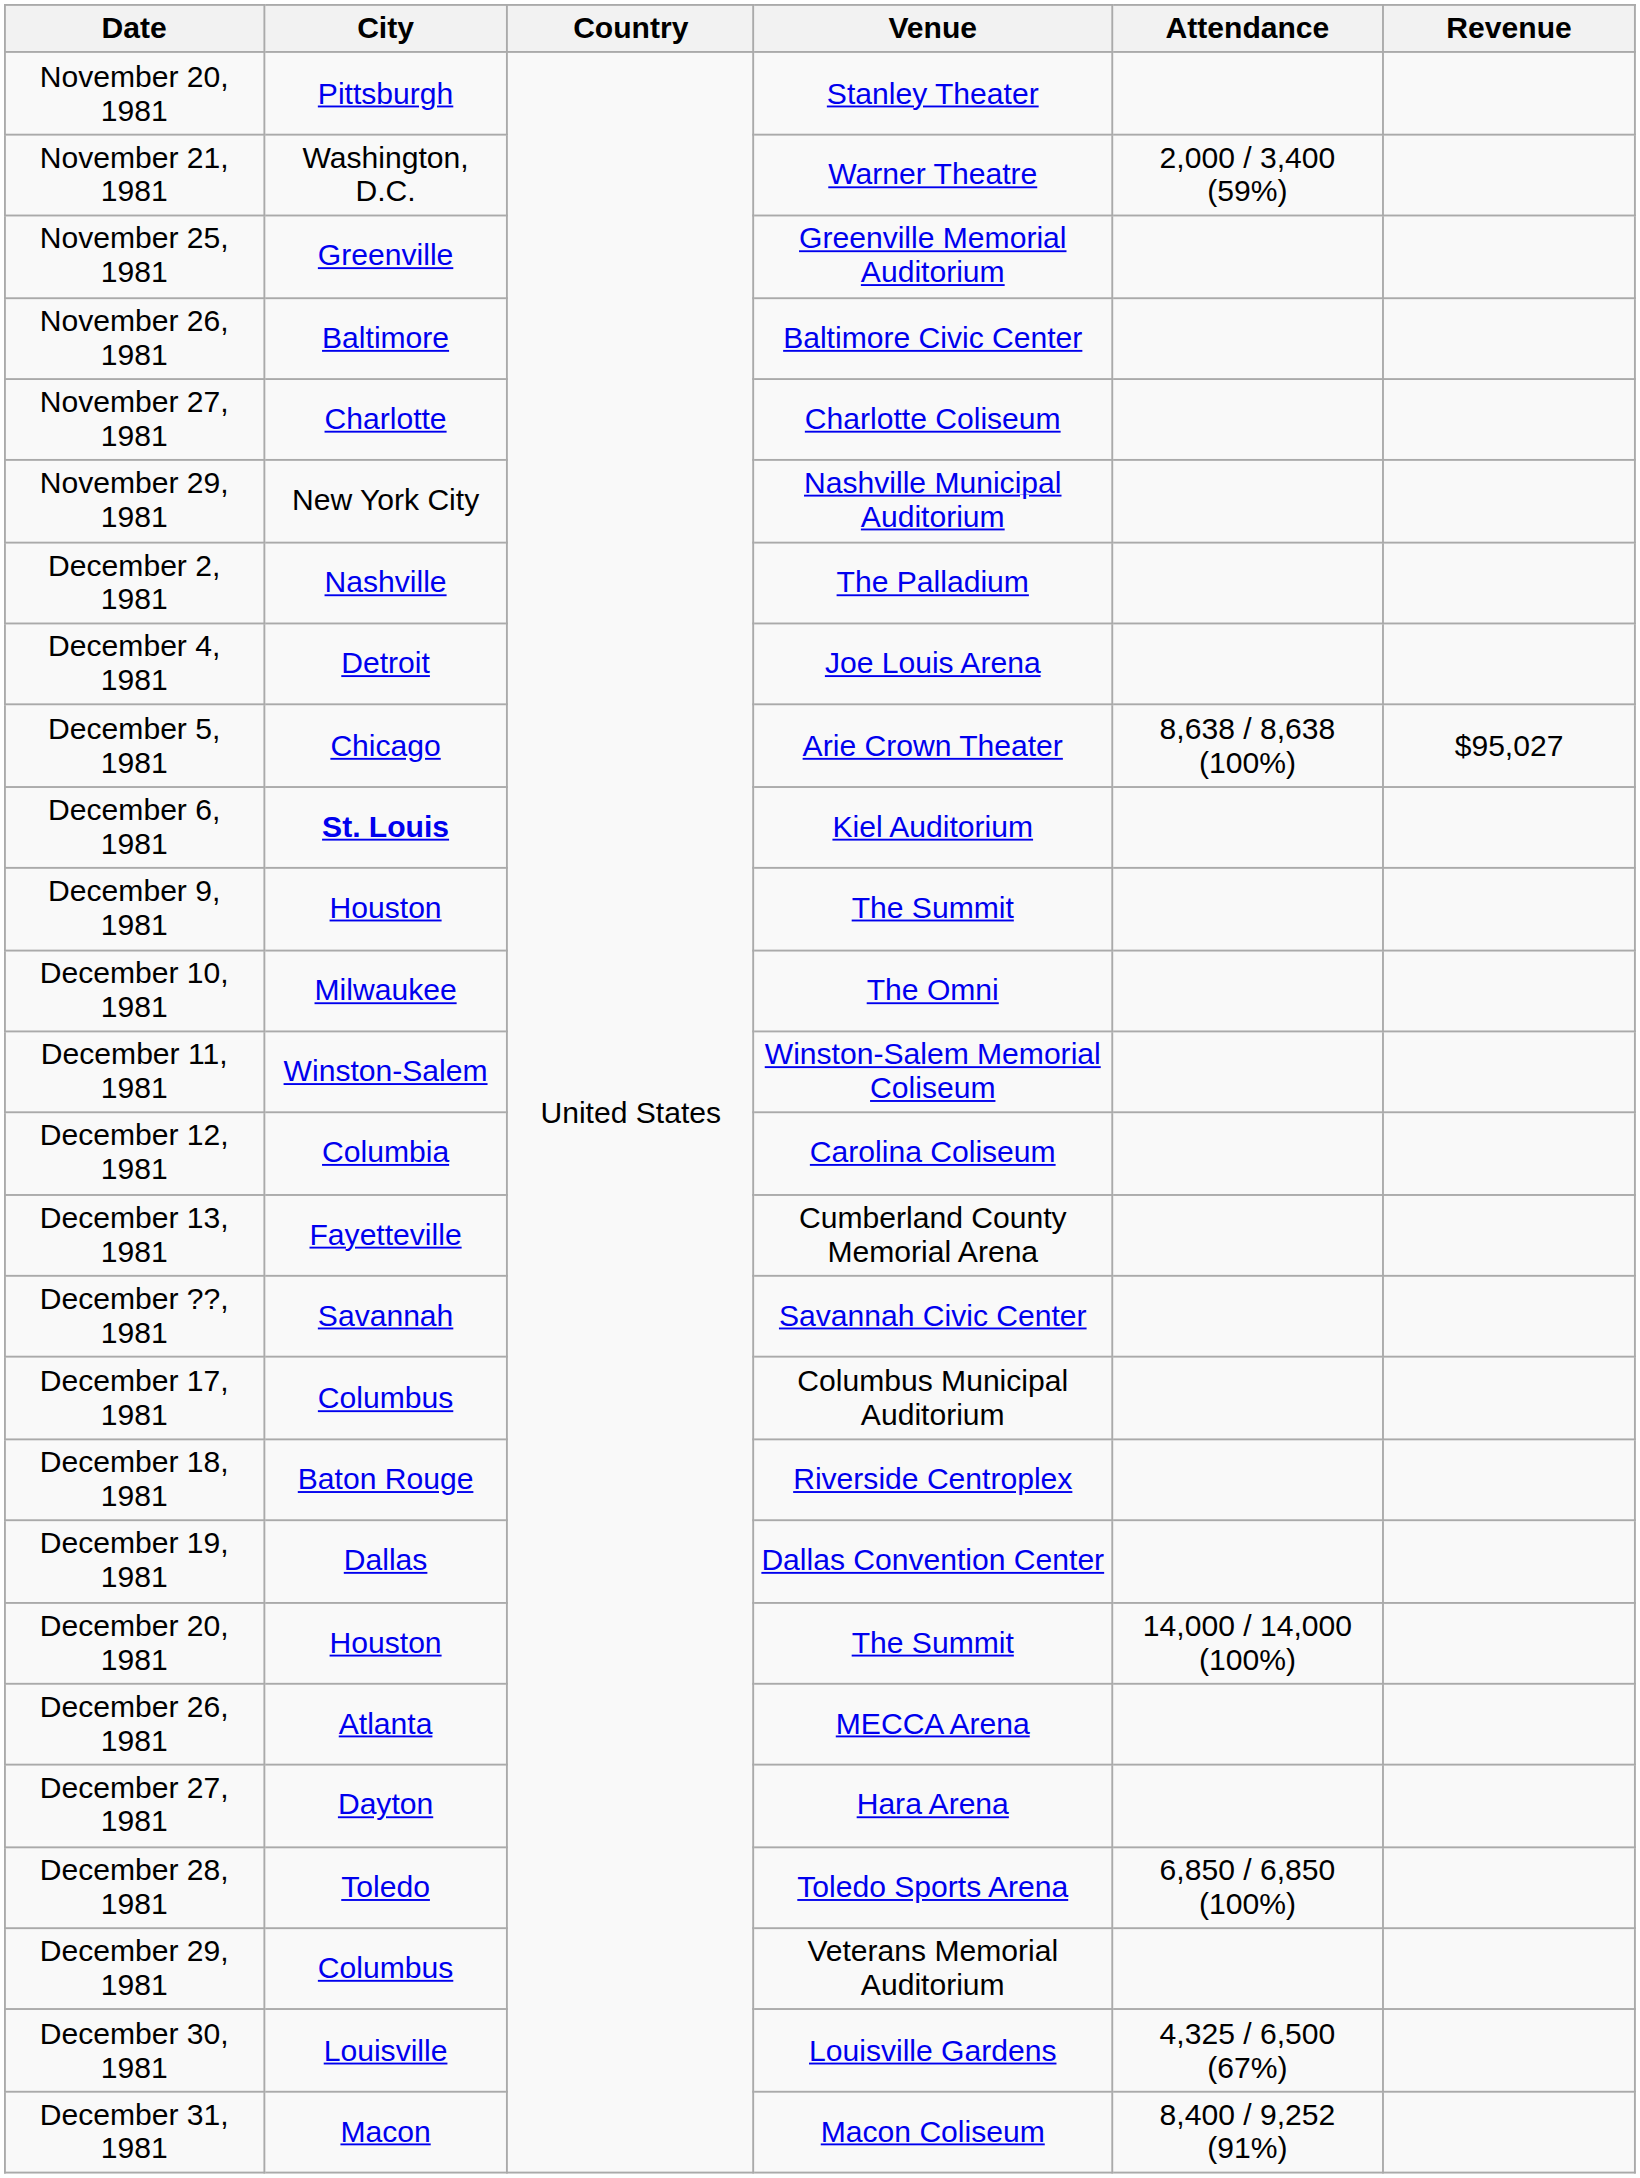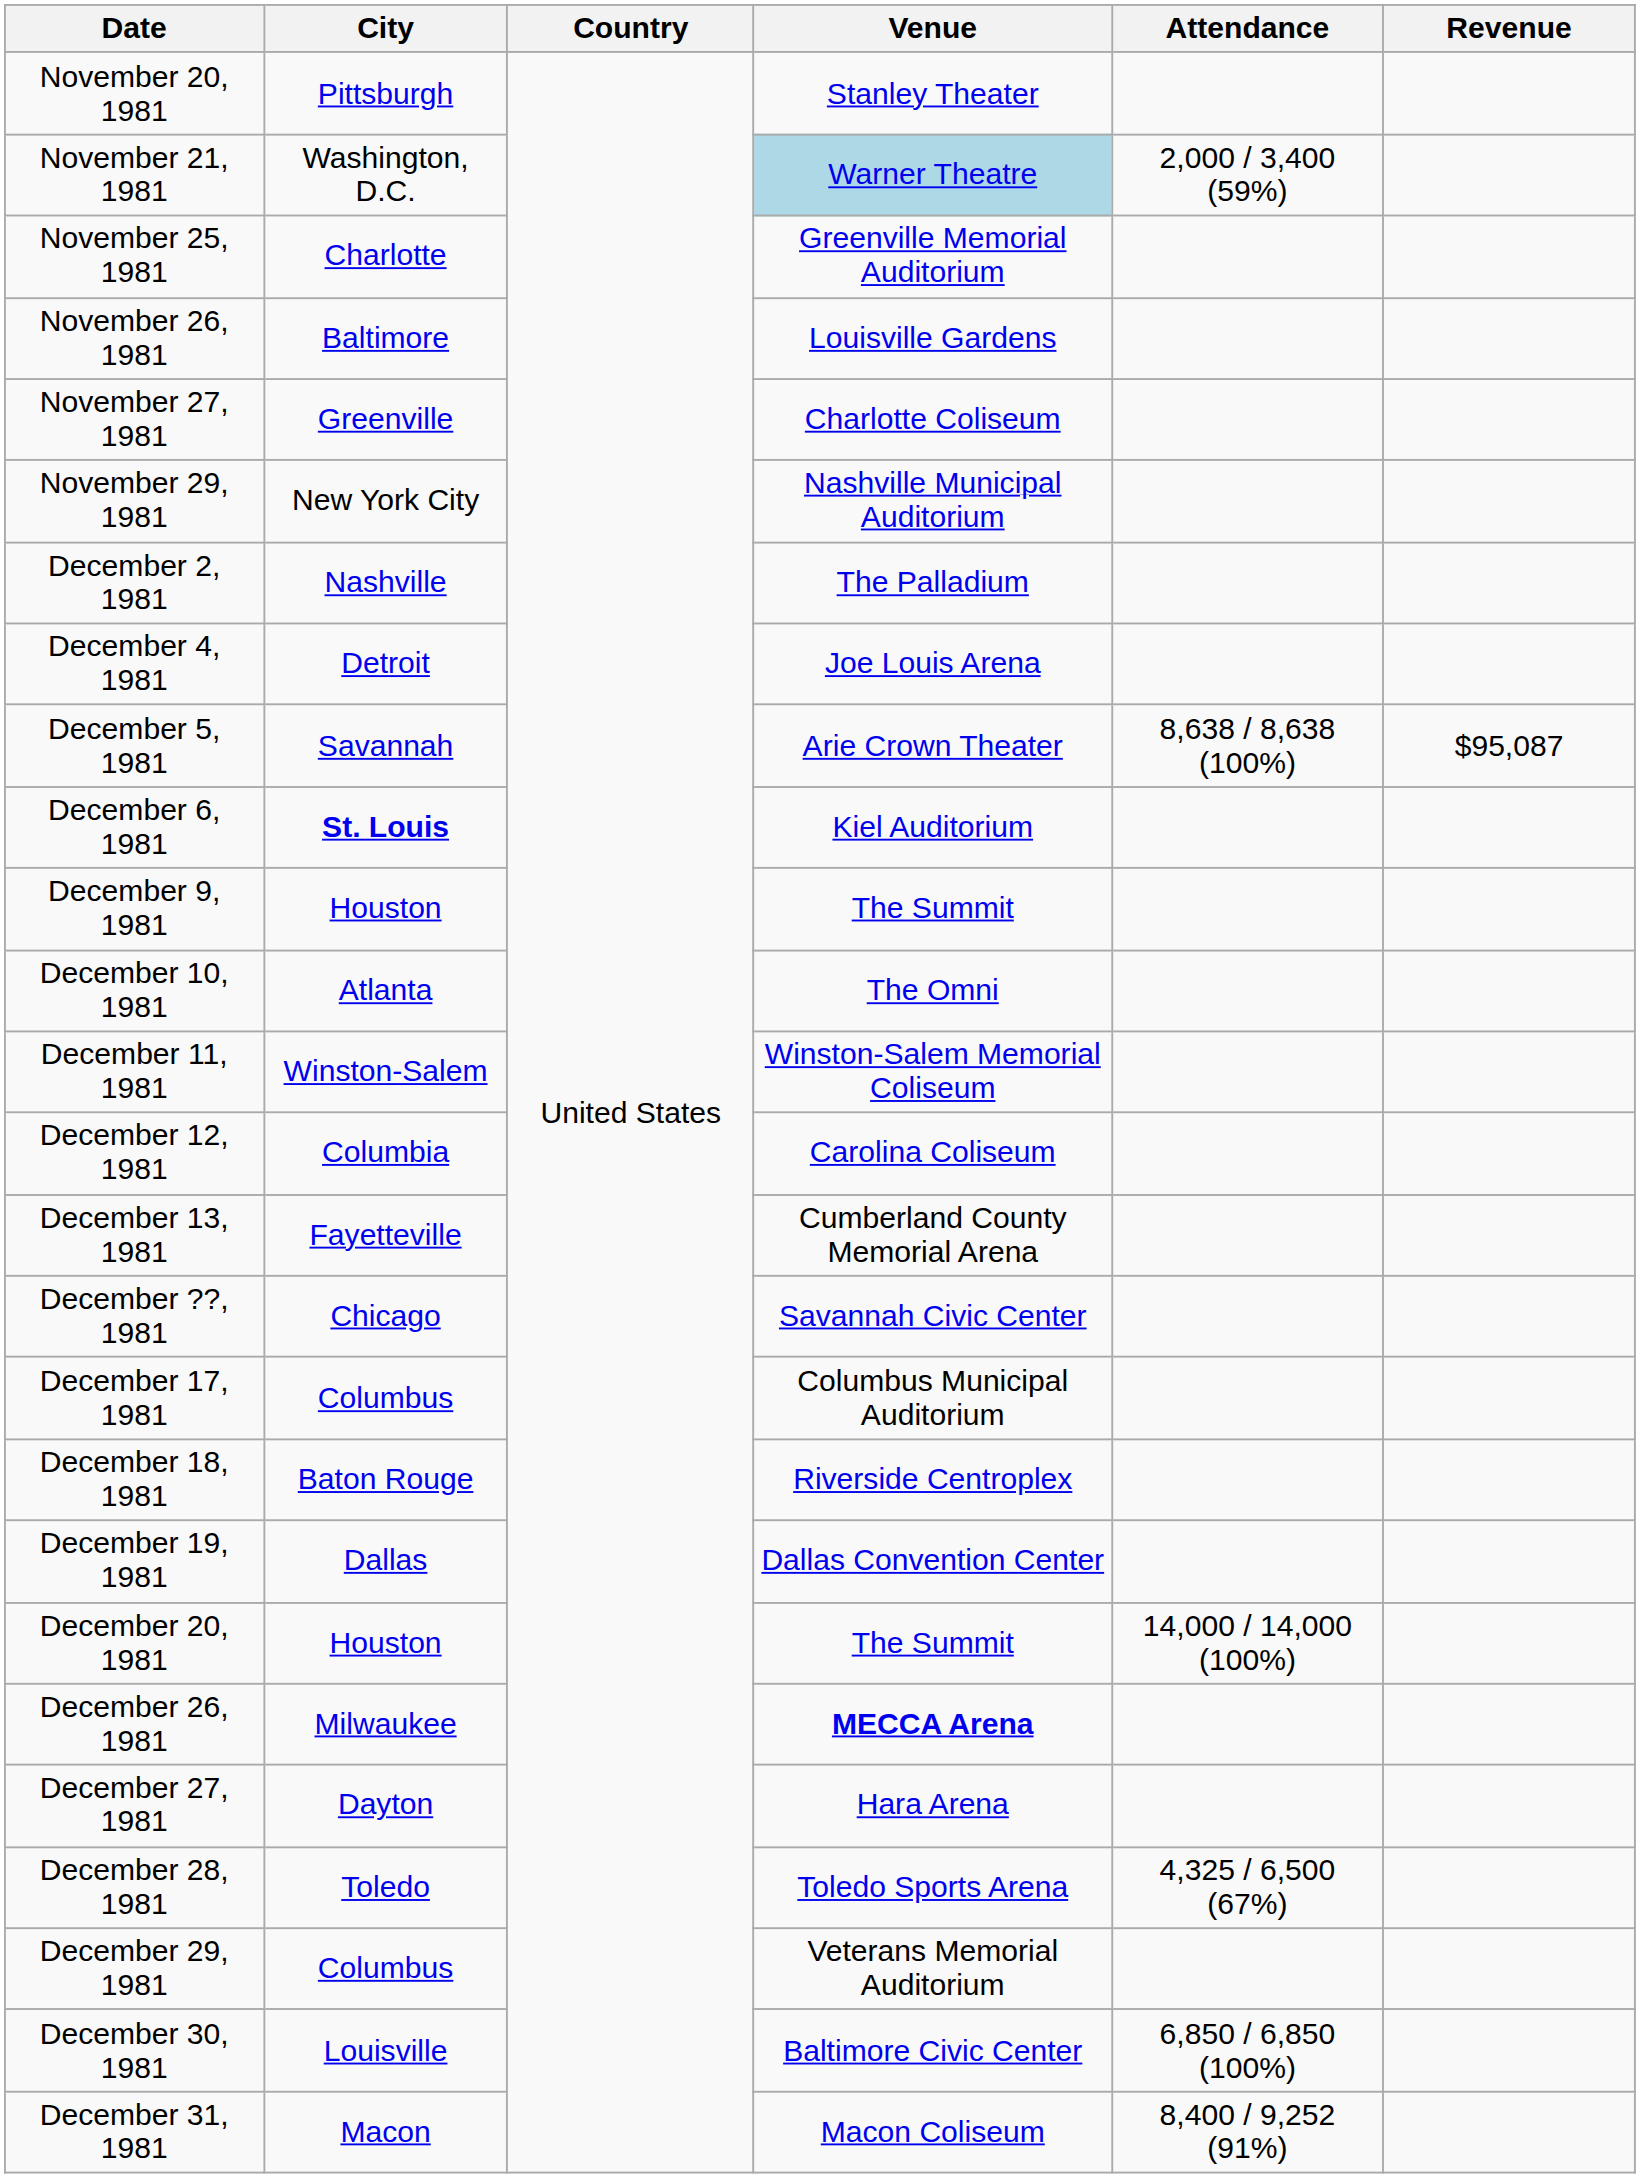(933, 174) no background -> (933, 174) lightblue background
(386, 256) Greenville -> (386, 256) Charlotte
(933, 337) Baltimore Civic Center -> (933, 337) Louisville Gardens
(386, 419) Charlotte -> (386, 419) Greenville
(386, 745) Chicago -> (386, 745) Savannah
(1509, 745) $95,027 -> (1509, 745) $95,087
(386, 989) Milwaukee -> (386, 989) Atlanta
(386, 1316) Savannah -> (386, 1316) Chicago
(386, 1723) Atlanta -> (386, 1723) Milwaukee
(933, 1723) normal -> (933, 1723) bold
(1247, 1886) 6,850 / 6,850 (100%) -> (1247, 1886) 4,325 / 6,500 (67%)
(933, 2050) Louisville Gardens -> (933, 2050) Baltimore Civic Center
(1247, 2050) 4,325 / 6,500 (67%) -> (1247, 2050) 6,850 / 6,850 (100%)
